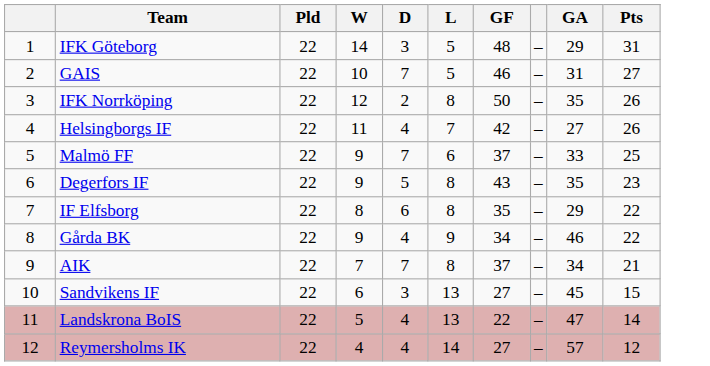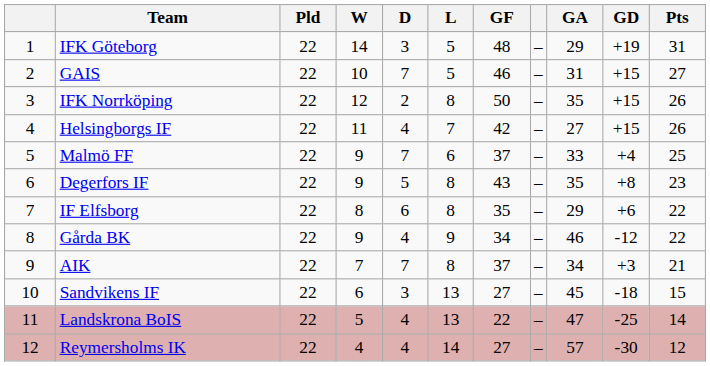+ column: (626, 18)
